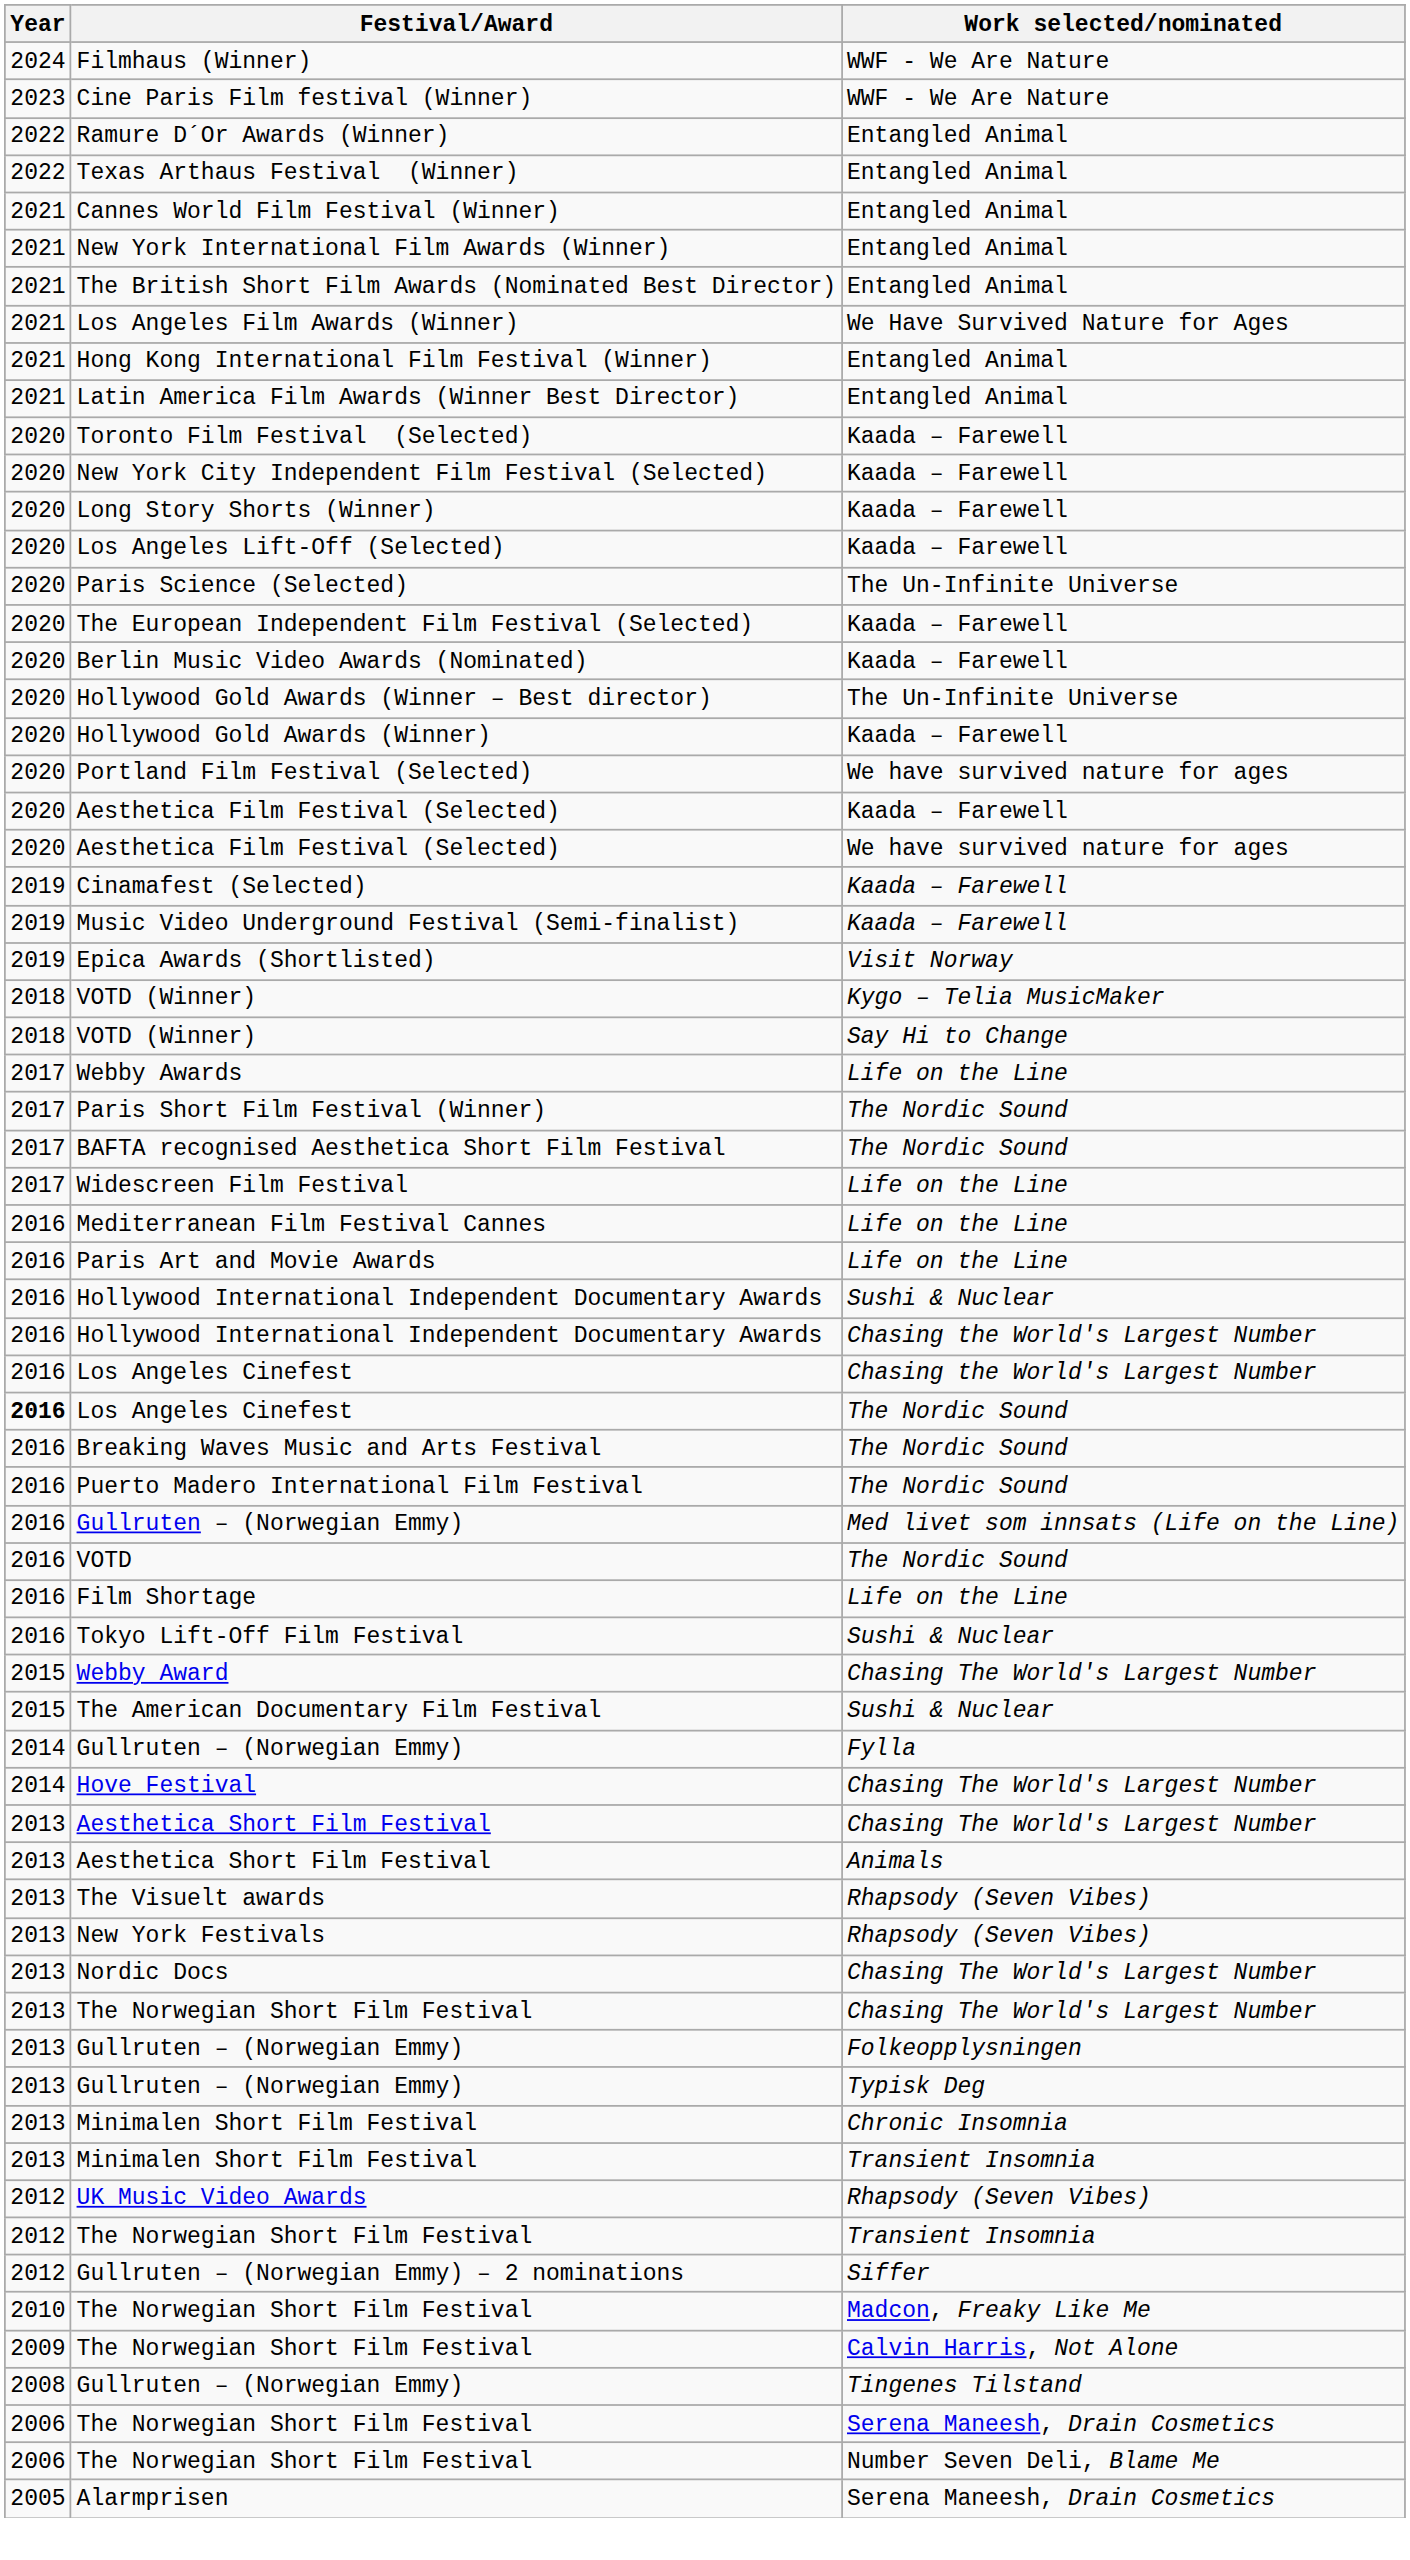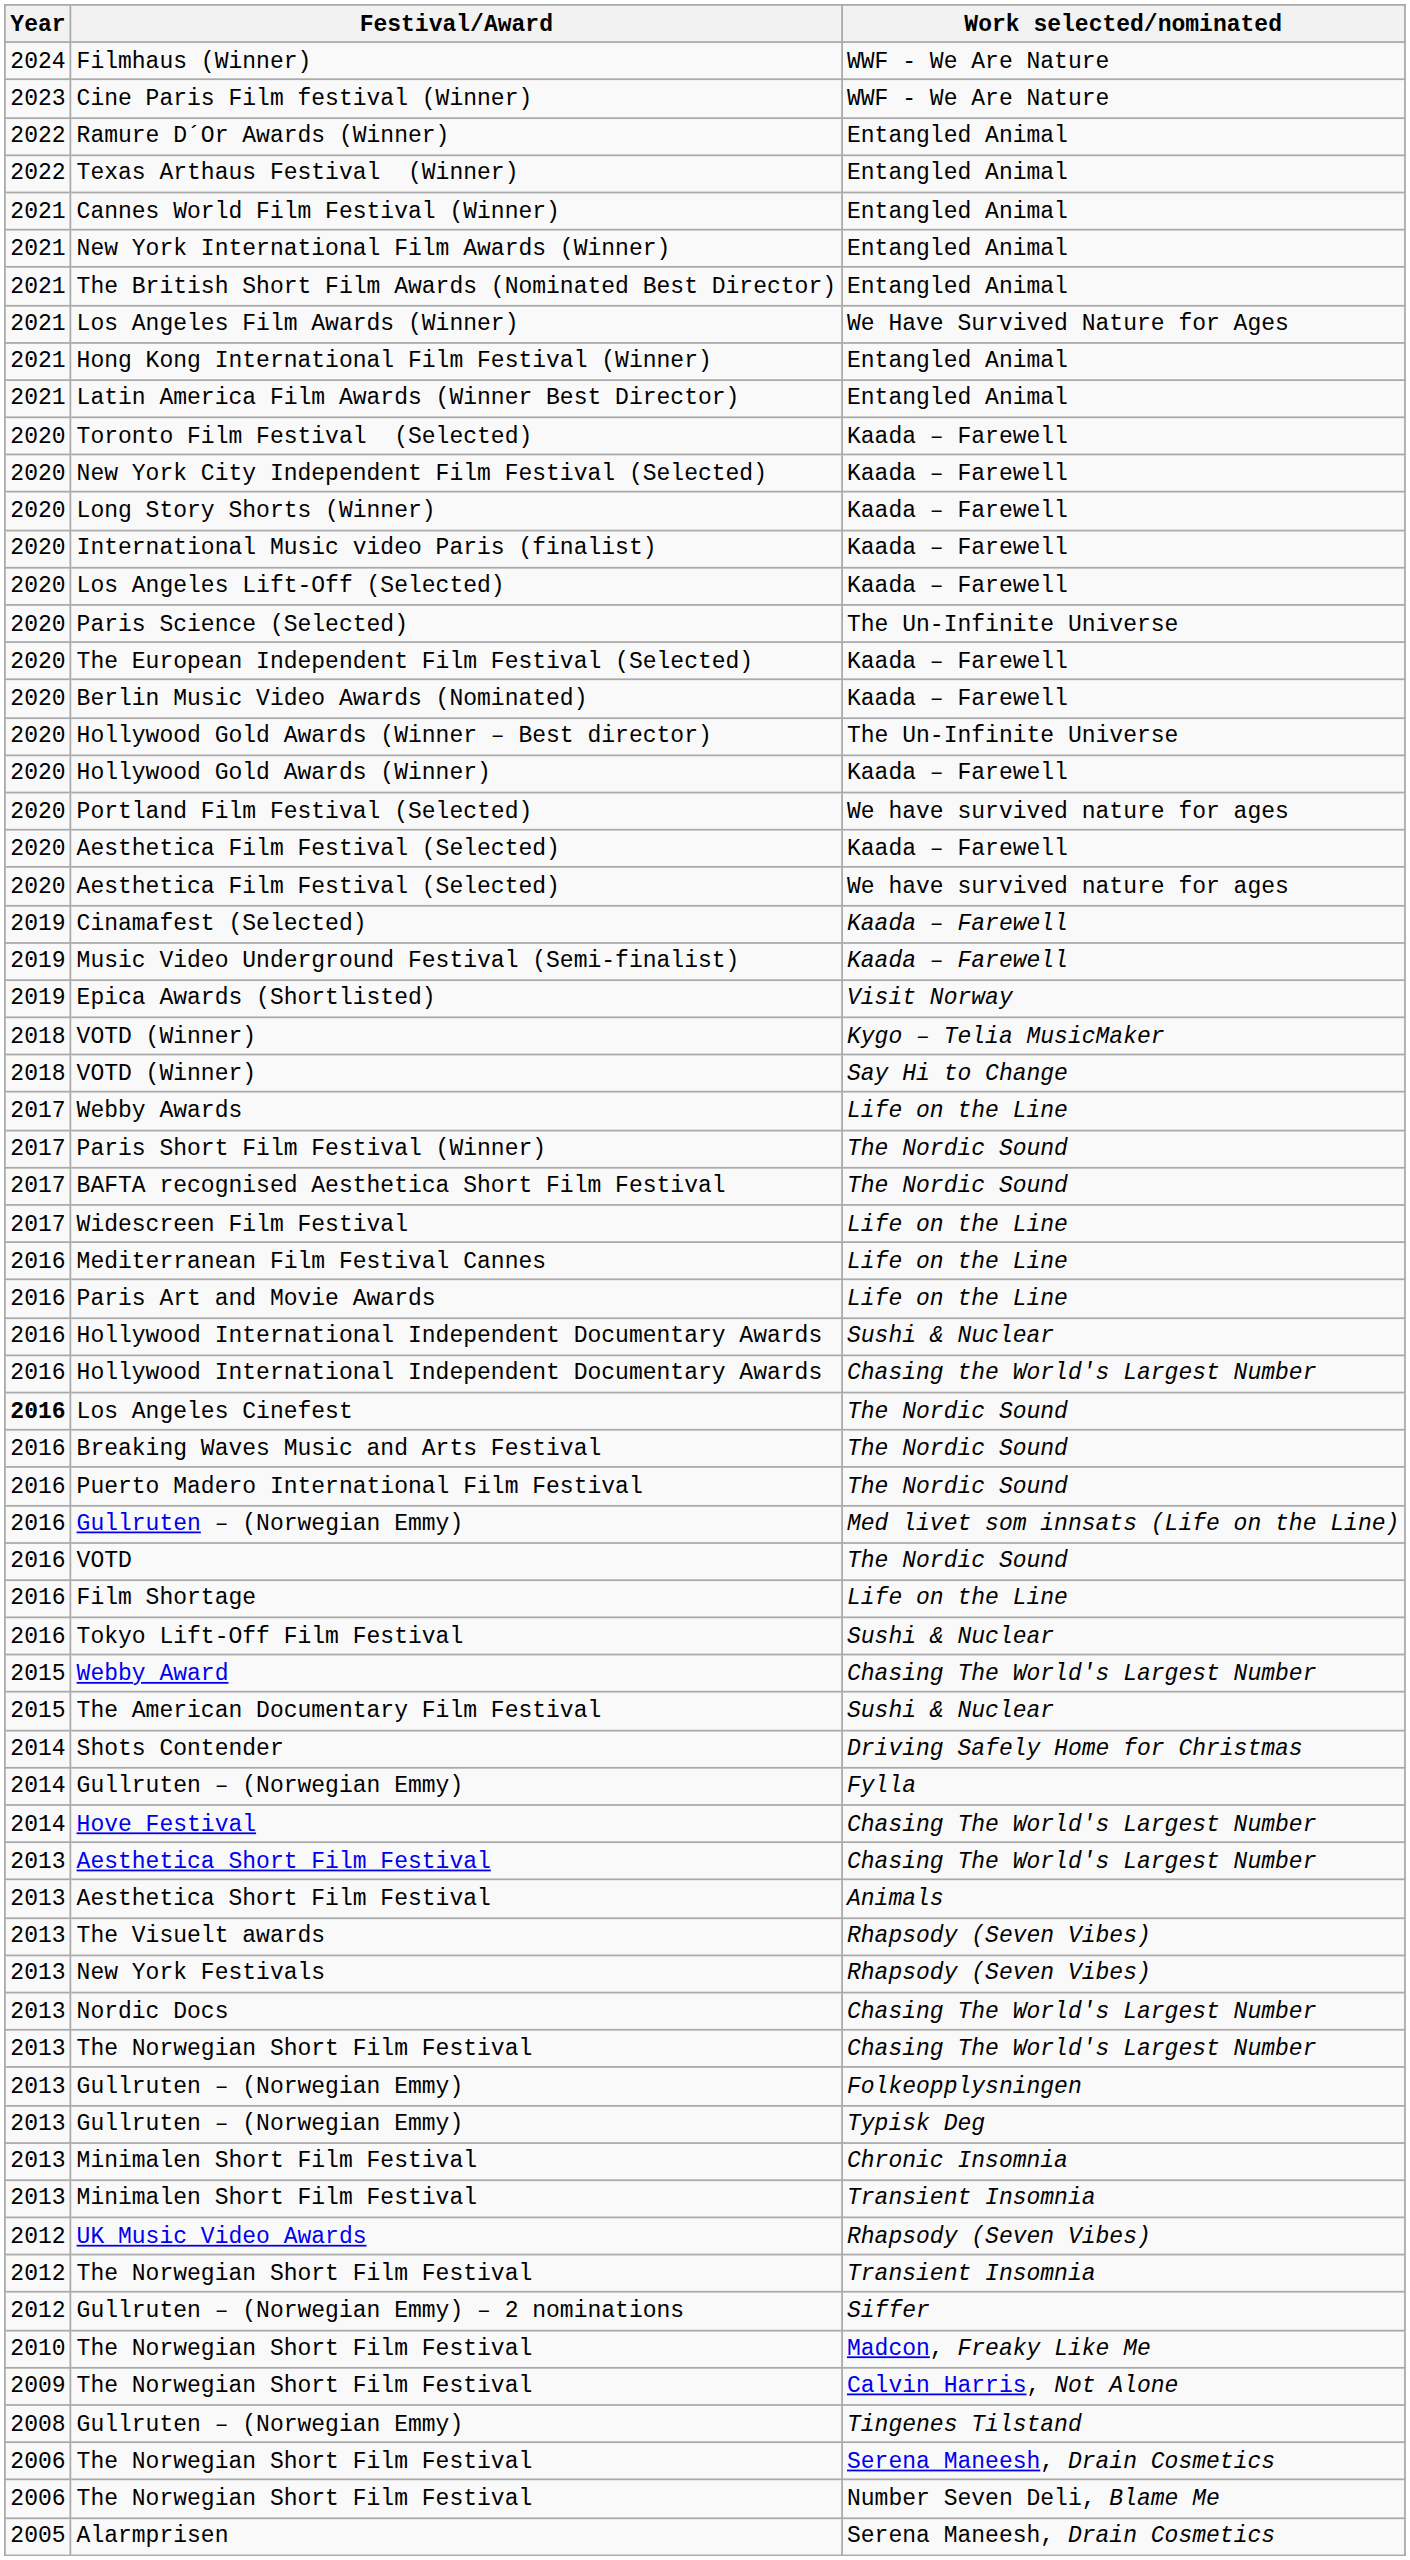+ row: (367, 549)
- row: (215, 1374)
+ row: (180, 1749)
